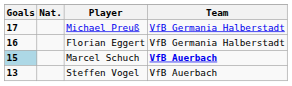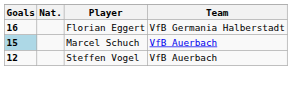- row: (103, 27)
(183, 58) bold -> (183, 42) normal
(12, 73) 13 -> (12, 58) 12
